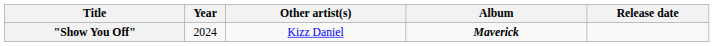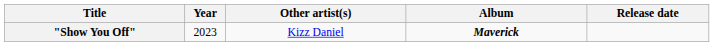(205, 32) 2024 -> (205, 32) 2023
